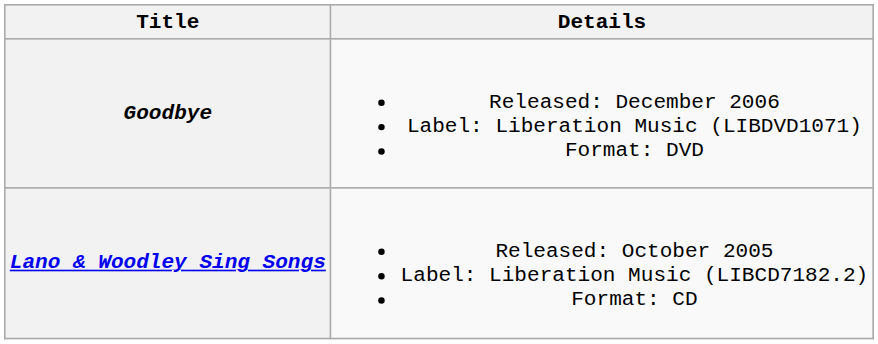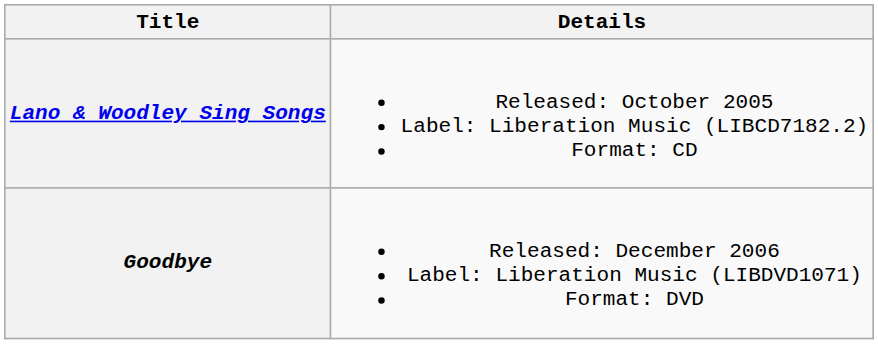rows swapped: (168, 263) <-> (168, 114)
